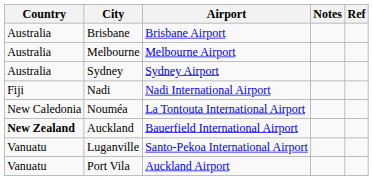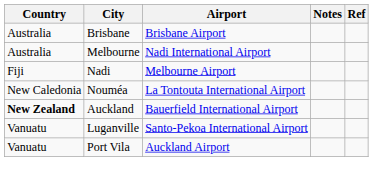(190, 52) Melbourne Airport -> (208, 52) Nadi International Airport
- row: (105, 71)
(208, 90) Nadi International Airport -> (190, 71) Melbourne Airport
